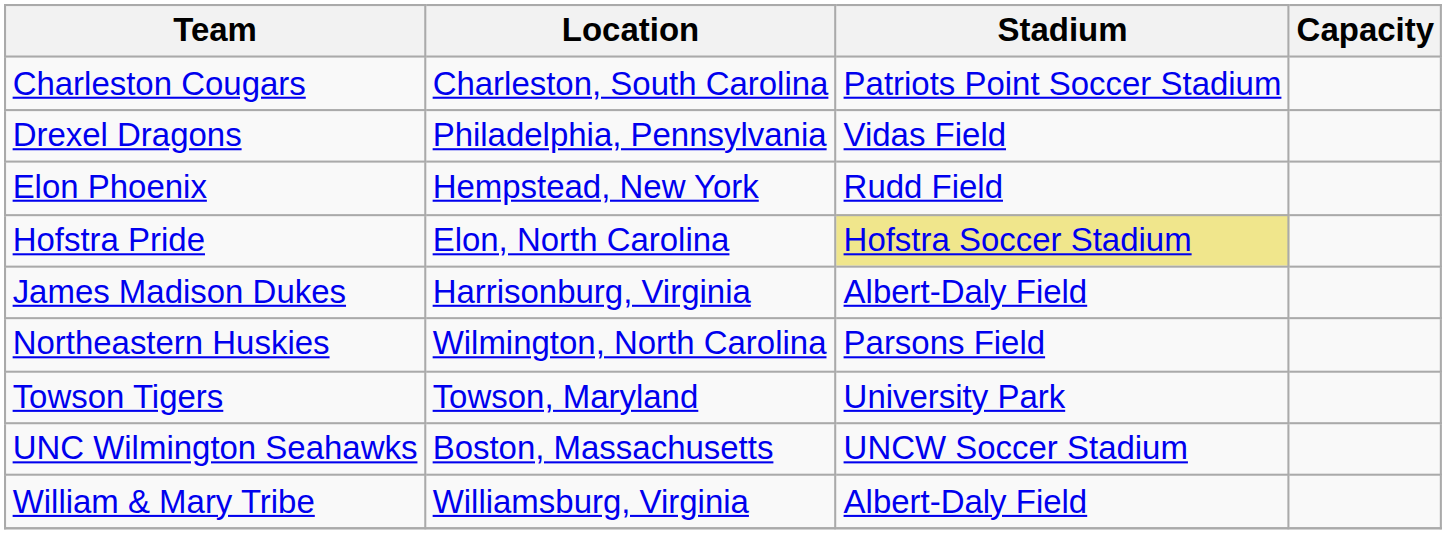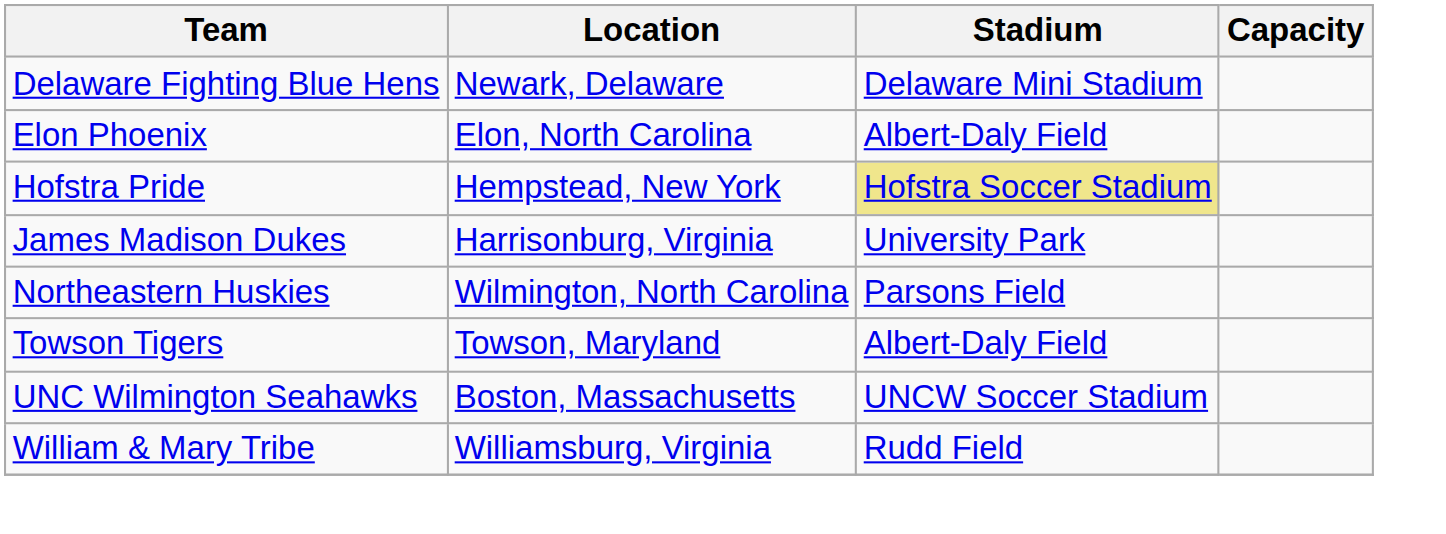- row: (159, 82)
+ row: (226, 82)
- row: (127, 135)
(596, 187) Hempstead, New York -> (603, 135) Elon, North Carolina
(923, 187) Rudd Field -> (986, 135) Albert-Daly Field
(581, 239) Elon, North Carolina -> (618, 187) Hempstead, New York
(965, 291) Albert-Daly Field -> (975, 239) University Park
(954, 396) University Park -> (986, 344) Albert-Daly Field
(965, 501) Albert-Daly Field -> (943, 448) Rudd Field
